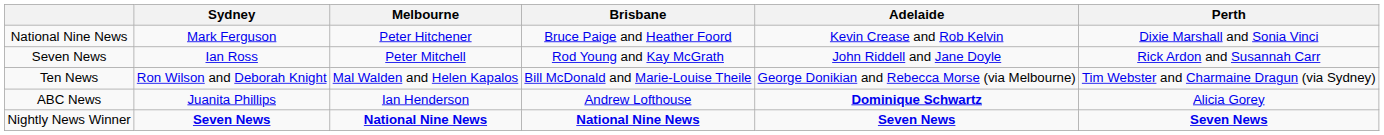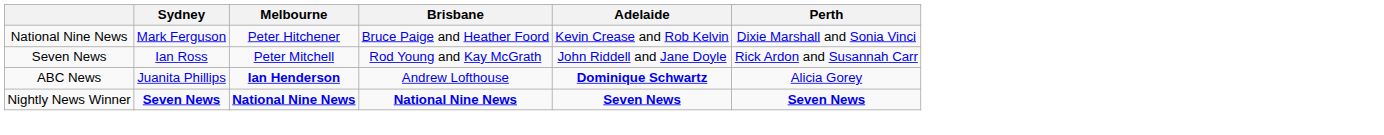- row: (69, 78)
(425, 99) normal -> (294, 78) bold
